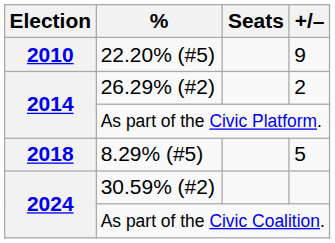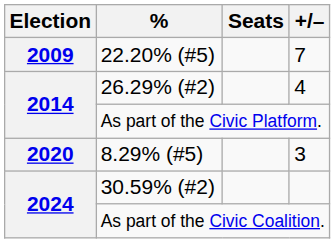(50, 54) 2010 -> (50, 54) 2009
(300, 54) 9 -> (300, 54) 7
(300, 87) 2 -> (300, 87) 4
(50, 154) 2018 -> (50, 154) 2020
(300, 154) 5 -> (300, 154) 3
